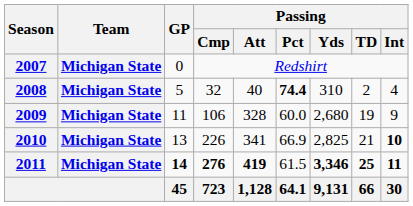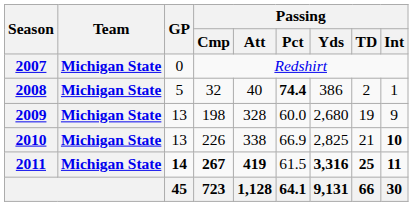(331, 90) 310 -> (331, 90) 386
(394, 90) 4 -> (394, 90) 1
(179, 115) 11 -> (179, 115) 13
(214, 115) 106 -> (214, 115) 198
(255, 139) 341 -> (255, 139) 338
(214, 164) 276 -> (214, 164) 267
(331, 164) 3,346 -> (331, 164) 3,316
